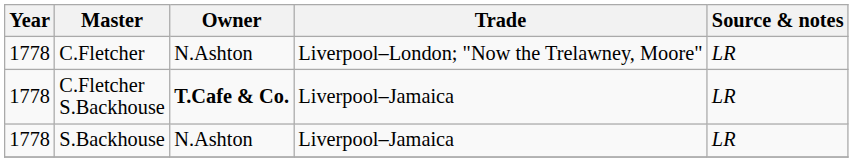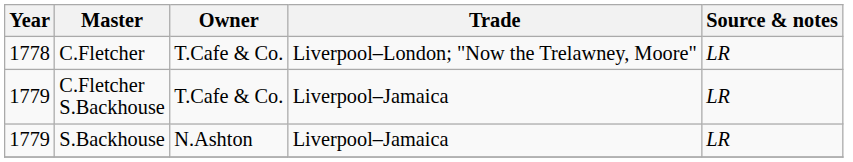(213, 52) N.Ashton -> (229, 52) T.Cafe & Co.
(30, 96) 1778 -> (30, 96) 1779
(232, 96) bold -> (229, 96) normal
(30, 140) 1778 -> (30, 140) 1779
